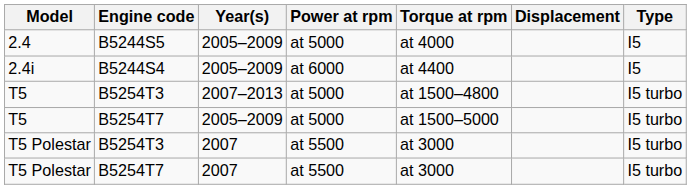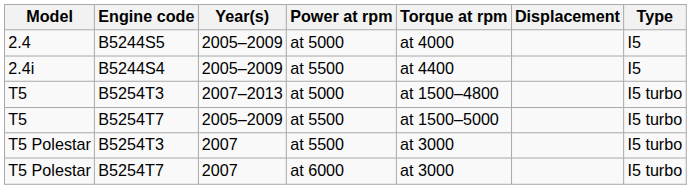(317, 68) at 6000 -> (317, 68) at 5500
(317, 119) at 5000 -> (317, 119) at 5500
(317, 171) at 5500 -> (317, 171) at 6000
